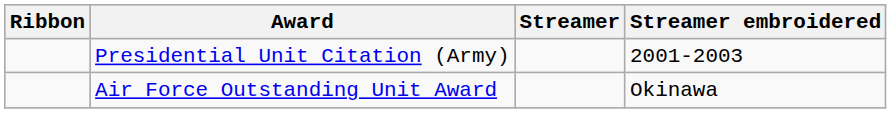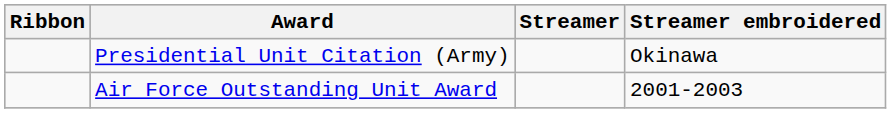(687, 56) 2001-2003 -> (674, 56) Okinawa
(674, 90) Okinawa -> (687, 90) 2001-2003
